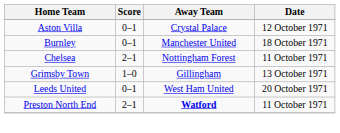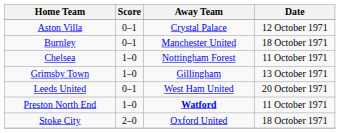(129, 58) 2–1 -> (129, 58) 1–0
(129, 105) 2–1 -> (129, 105) 1–0
+ row: (60, 120)
